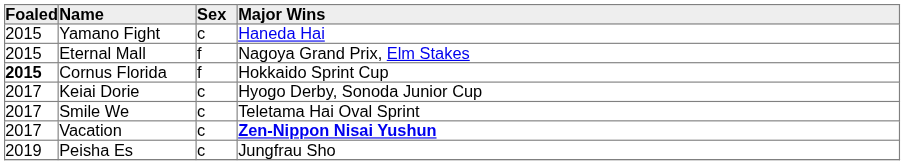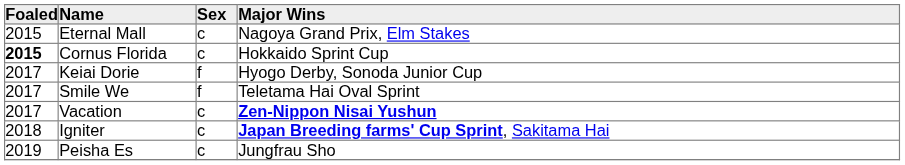- row: (110, 34)
(199, 53) f -> (201, 34) c
(199, 72) f -> (201, 53) c
(201, 92) c -> (199, 72) f
(201, 111) c -> (199, 92) f
+ row: (82, 131)
